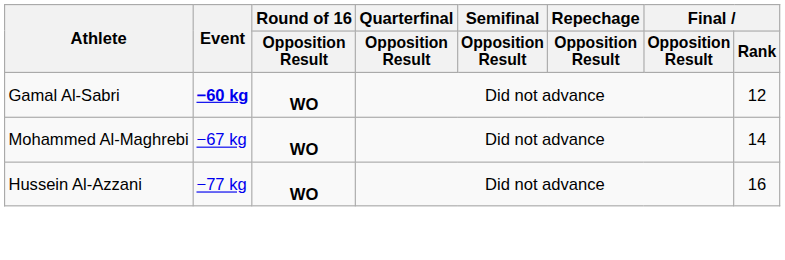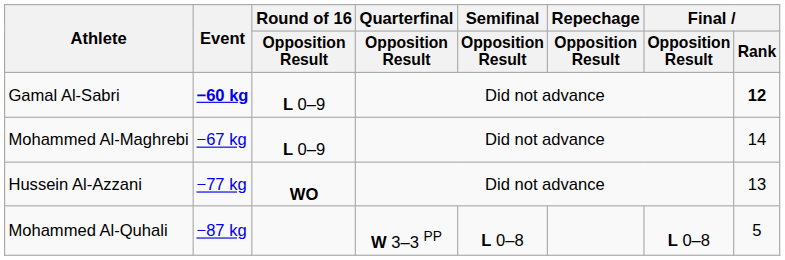(304, 105) WO -> (304, 105) L 0–9
(757, 95) normal -> (757, 95) bold
(304, 149) WO -> (304, 149) L 0–9
(757, 184) 16 -> (757, 184) 13
+ row: (88, 231)
